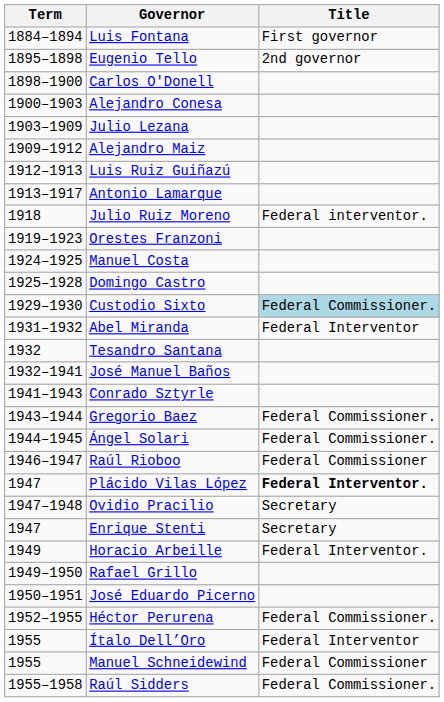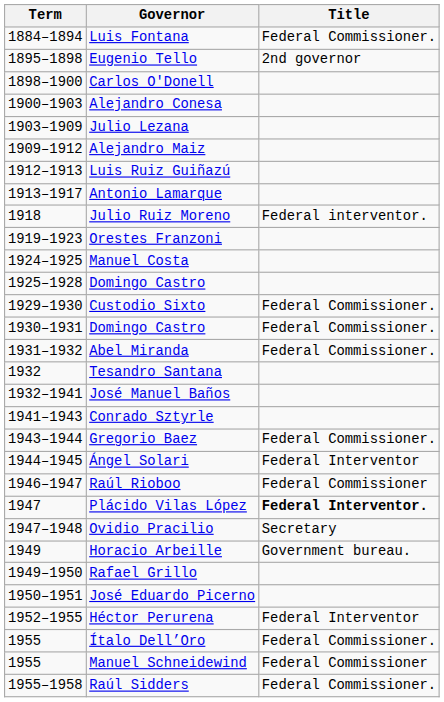(320, 38) First governor -> (349, 38) Federal Commissioner.
(349, 306) lightblue background -> (349, 306) no background
+ row: (45, 329)
(341, 329) Federal Interventor -> (349, 351) Federal Commissioner.
(349, 440) Federal Commissioner. -> (341, 463) Federal Interventor
- row: (24, 530)
(345, 552) Federal Interventor. -> (336, 552) Government bureau.
(349, 619) Federal Commissioner. -> (341, 619) Federal Interventor
(341, 641) Federal Interventor -> (349, 641) Federal Commissioner.
